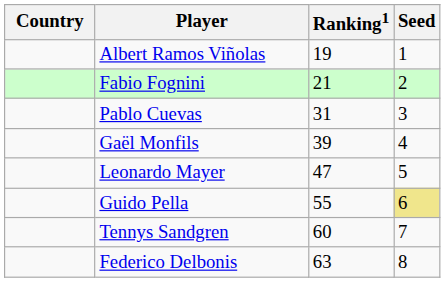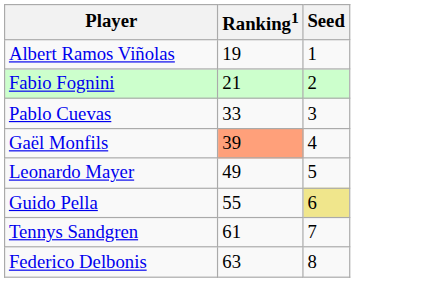- column: (50, 21)
(322, 113) 31 -> (232, 113) 33
(322, 143) no background -> (232, 143) lightsalmon background
(322, 172) 47 -> (232, 172) 49
(322, 232) 60 -> (232, 232) 61
